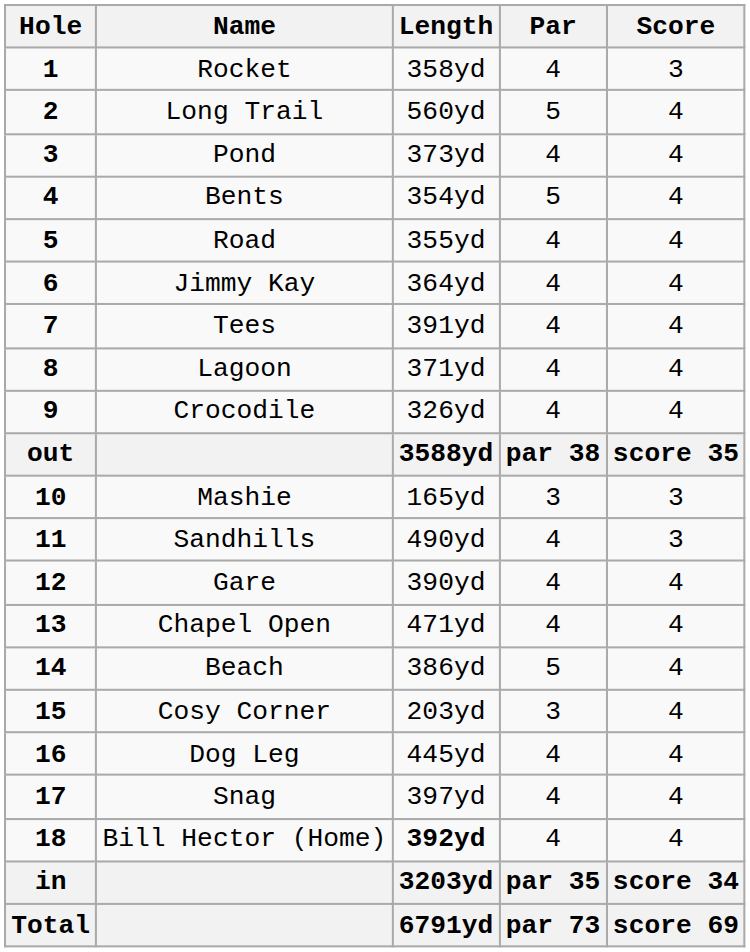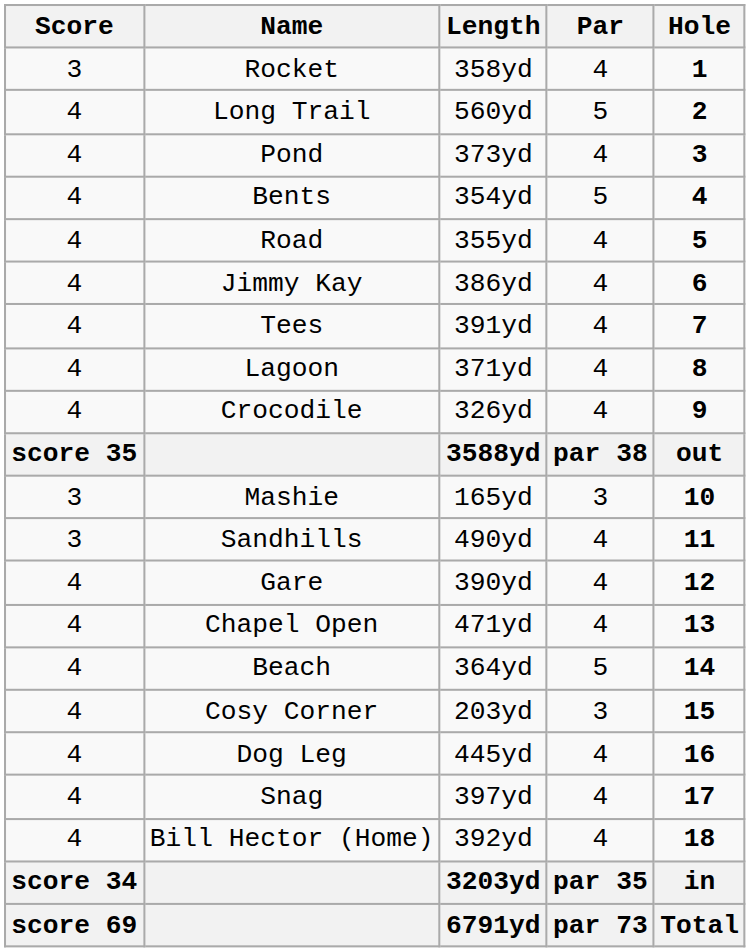columns swapped: (51, 26) <-> (676, 26)
(446, 283) 364yd -> (493, 283) 386yd
(446, 668) 386yd -> (493, 668) 364yd
(446, 840) bold -> (493, 840) normal
